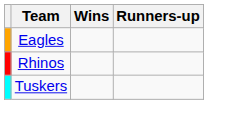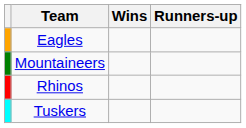+ row: (60, 63)
